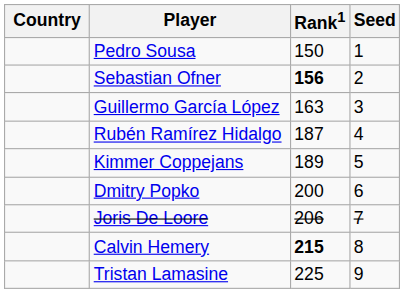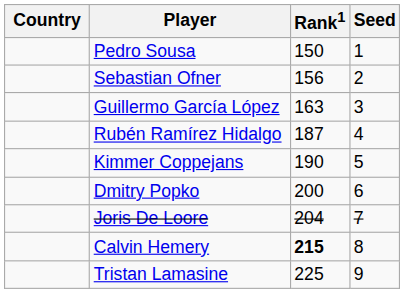(309, 79) bold -> (309, 79) normal
(309, 162) 189 -> (309, 162) 190
(309, 218) 206 -> (309, 218) 204
